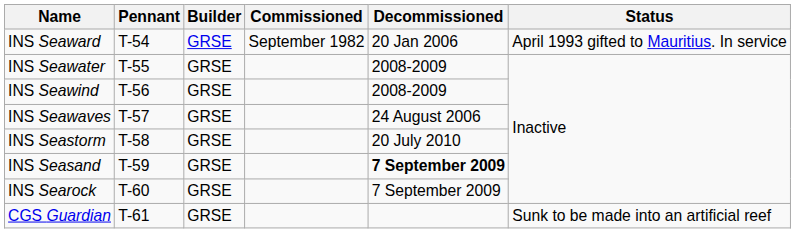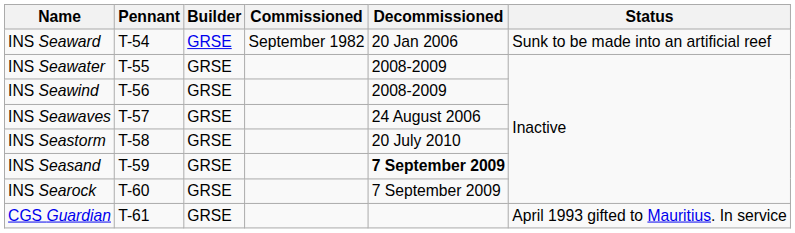(650, 41) April 1993 gifted to Mauritius. In service -> (642, 41) Sunk to be made into an artificial reef
(642, 215) Sunk to be made into an artificial reef -> (650, 215) April 1993 gifted to Mauritius. In service
